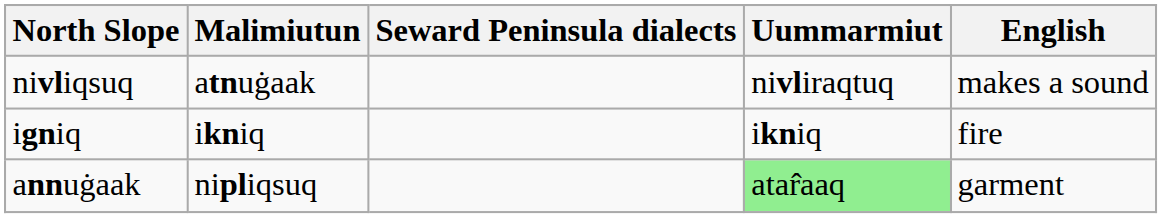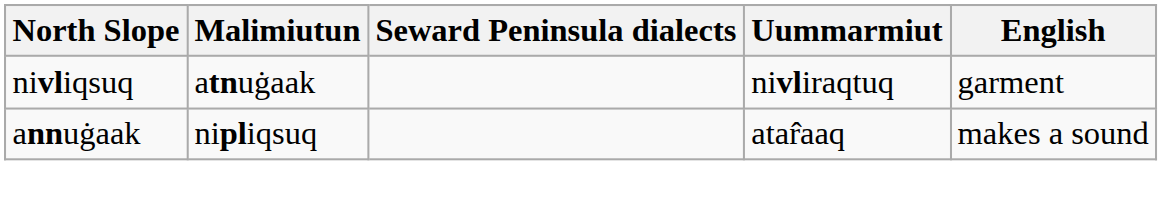(1053, 81) makes a sound -> (1011, 81) garment
- row: (47, 133)
(798, 184) lightgreen background -> (798, 133) no background
(1011, 184) garment -> (1053, 133) makes a sound
